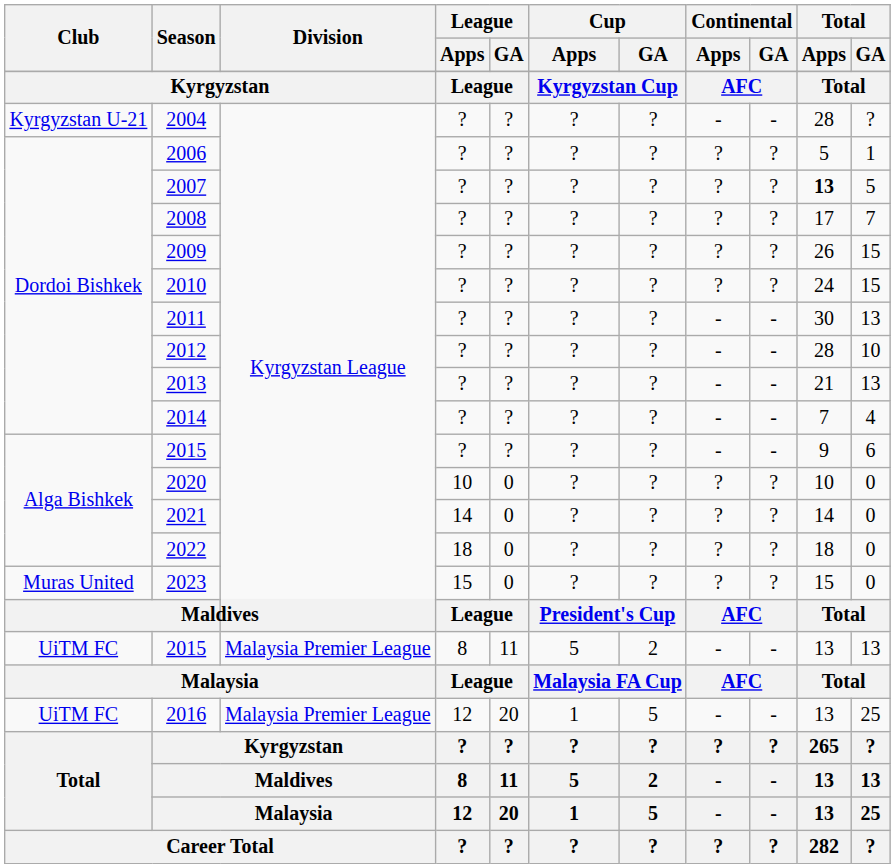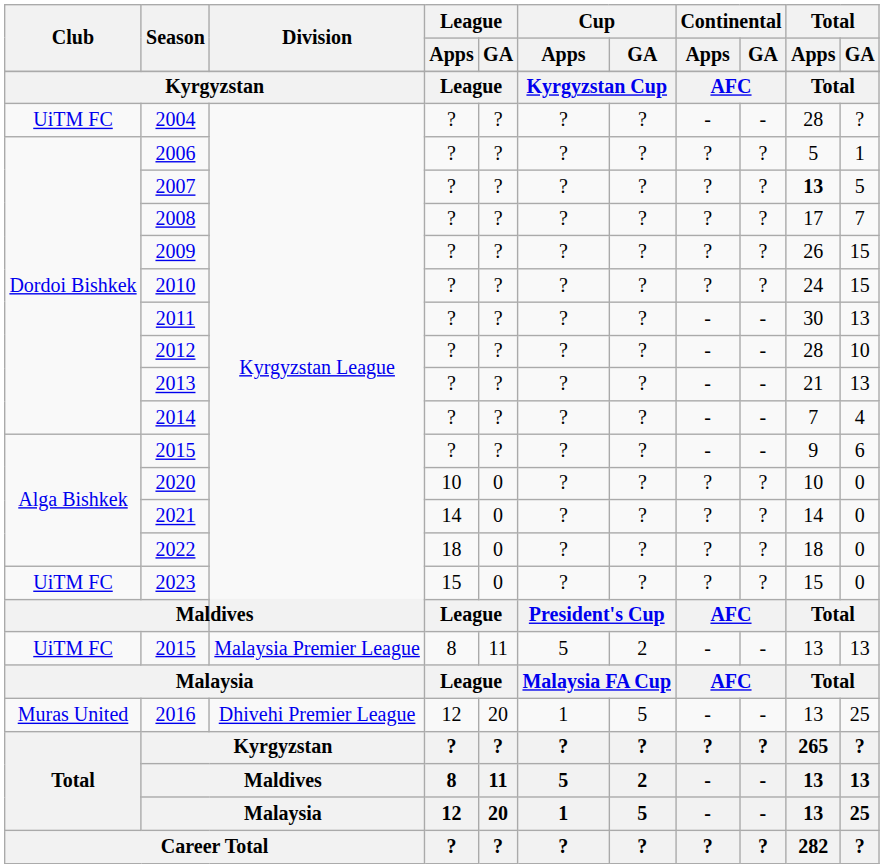(78, 120) Kyrgyzstan U-21 -> (73, 120) UiTM FC
(78, 582) Muras United -> (73, 582) UiTM FC
(78, 714) UiTM FC -> (73, 714) Muras United
(328, 714) Malaysia Premier League -> (317, 714) Dhivehi Premier League
